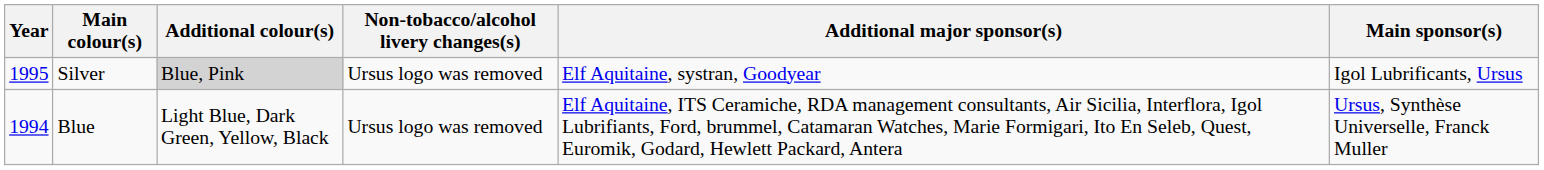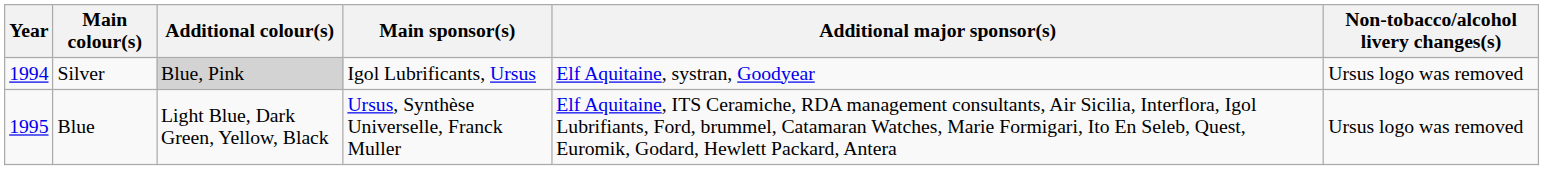columns swapped: (1434, 31) <-> (450, 31)
(29, 73) 1995 -> (29, 73) 1994
(29, 126) 1994 -> (29, 126) 1995
